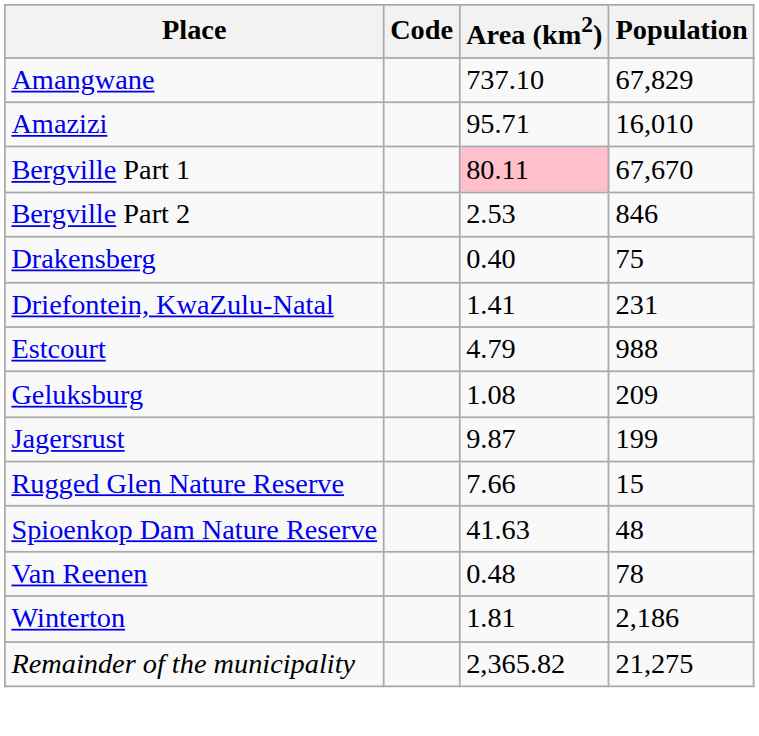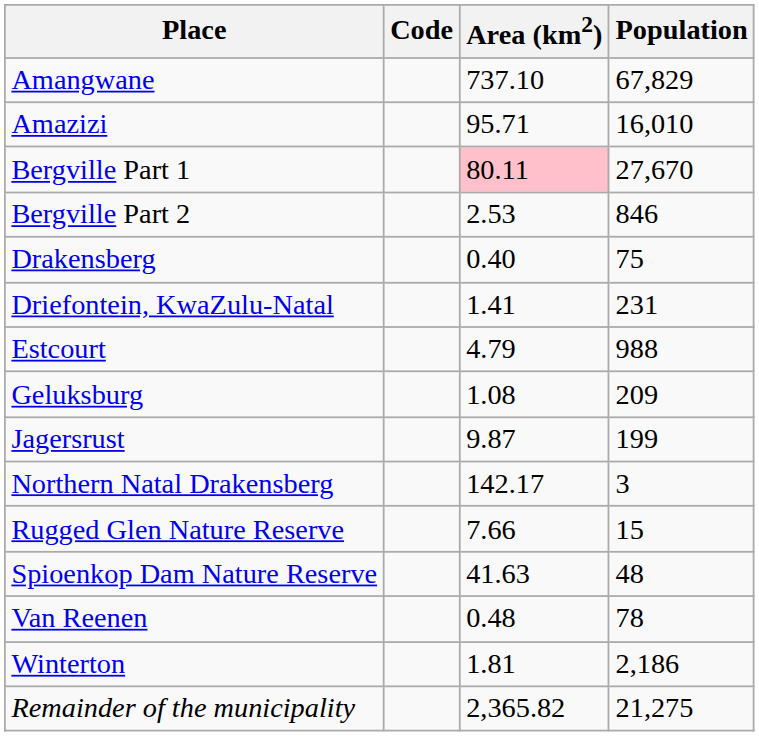(655, 169) 67,670 -> (655, 169) 27,670
+ row: (172, 483)
